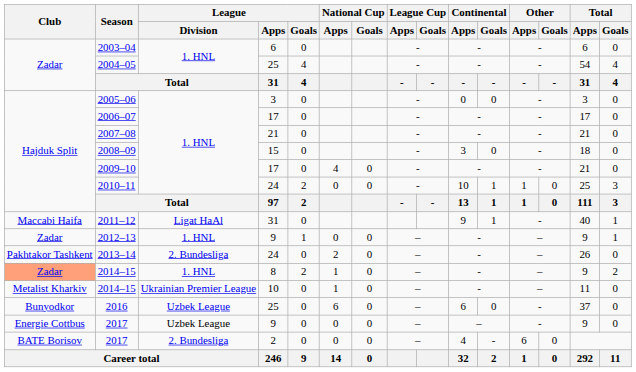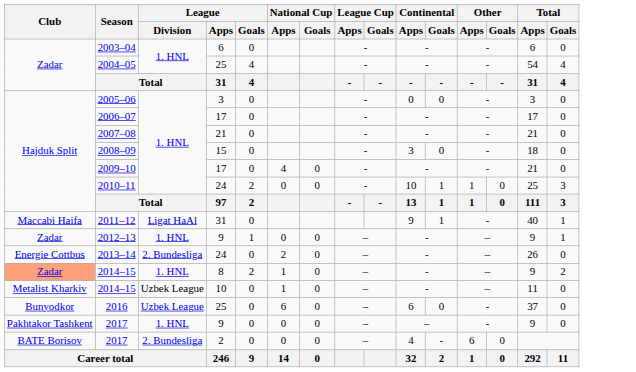(50, 254) Pakhtakor Tashkent -> (50, 254) Energie Cottbus
(198, 289) Ukrainian Premier League -> (172, 289) Uzbek League
(50, 323) Energie Cottbus -> (50, 323) Pakhtakor Tashkent
(198, 323) Uzbek League -> (172, 323) 1. HNL
